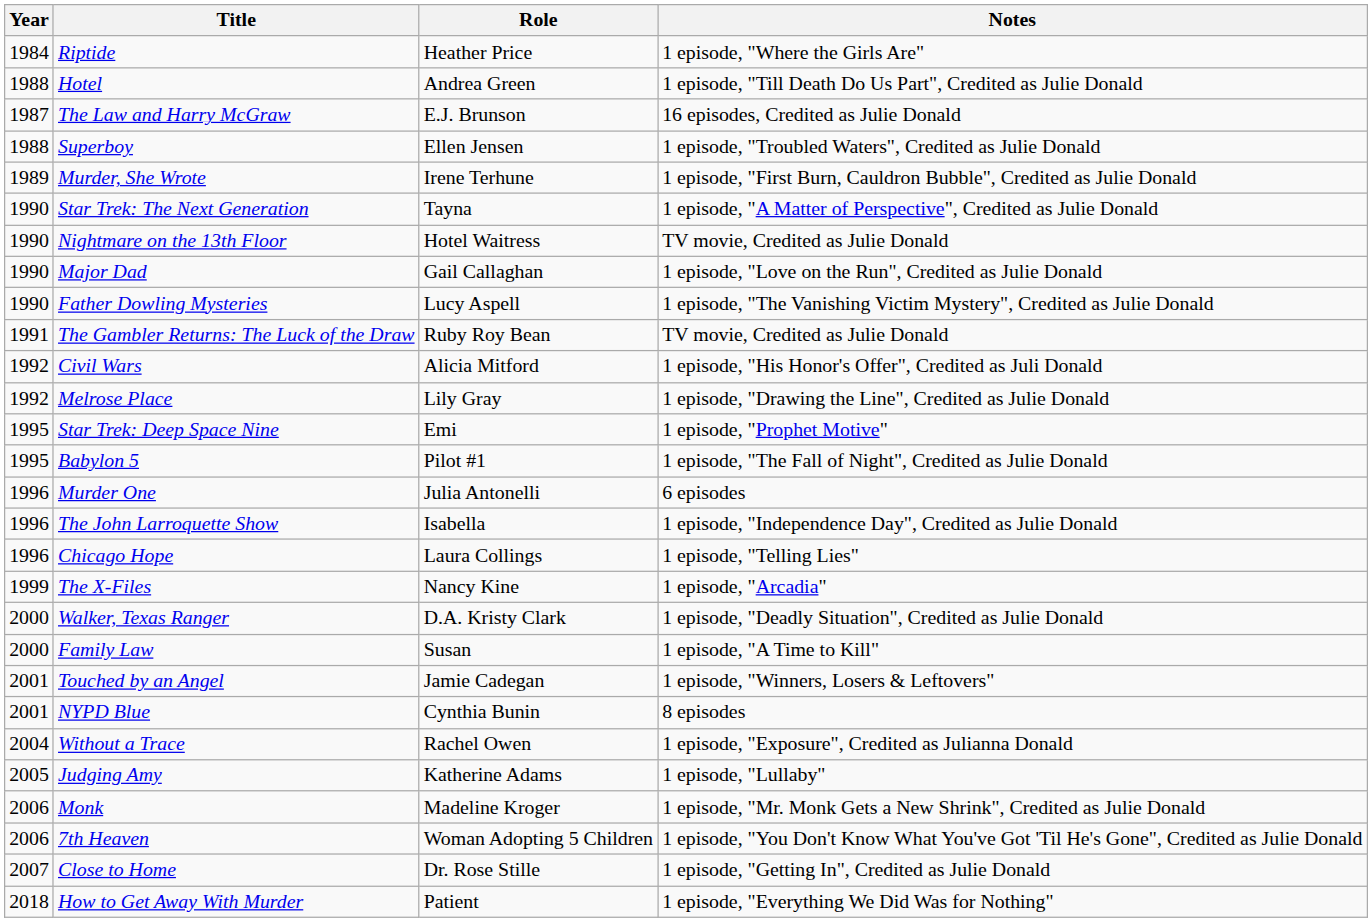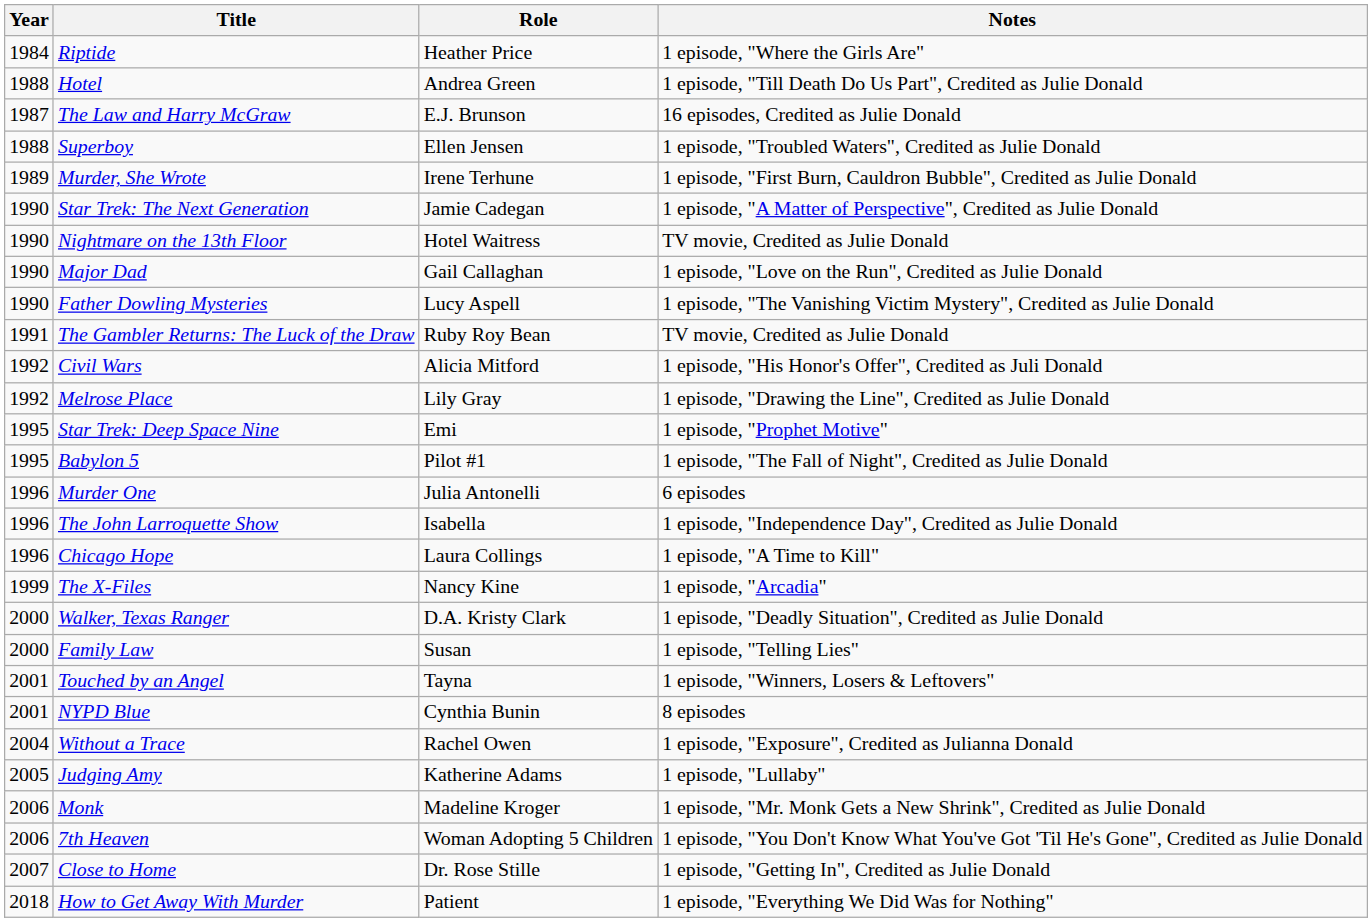(448, 209) Tayna -> (484, 209) Jamie Cadegan
(760, 555) 1 episode, "Telling Lies" -> (771, 555) 1 episode, "A Time to Kill"
(771, 649) 1 episode, "A Time to Kill" -> (760, 649) 1 episode, "Telling Lies"
(484, 680) Jamie Cadegan -> (448, 680) Tayna
